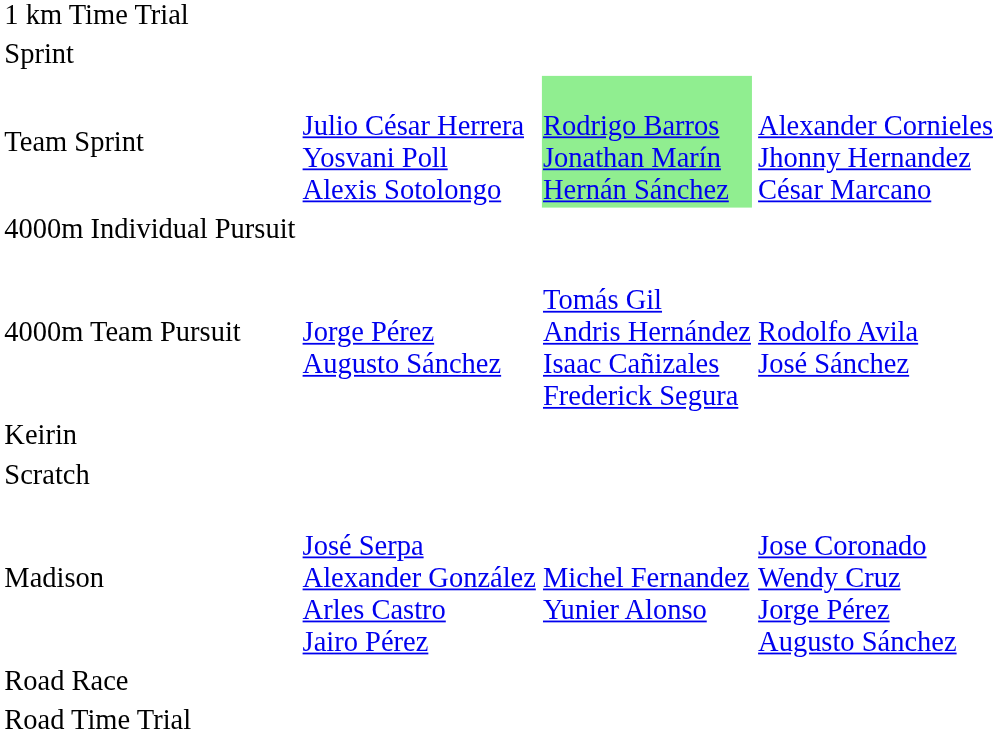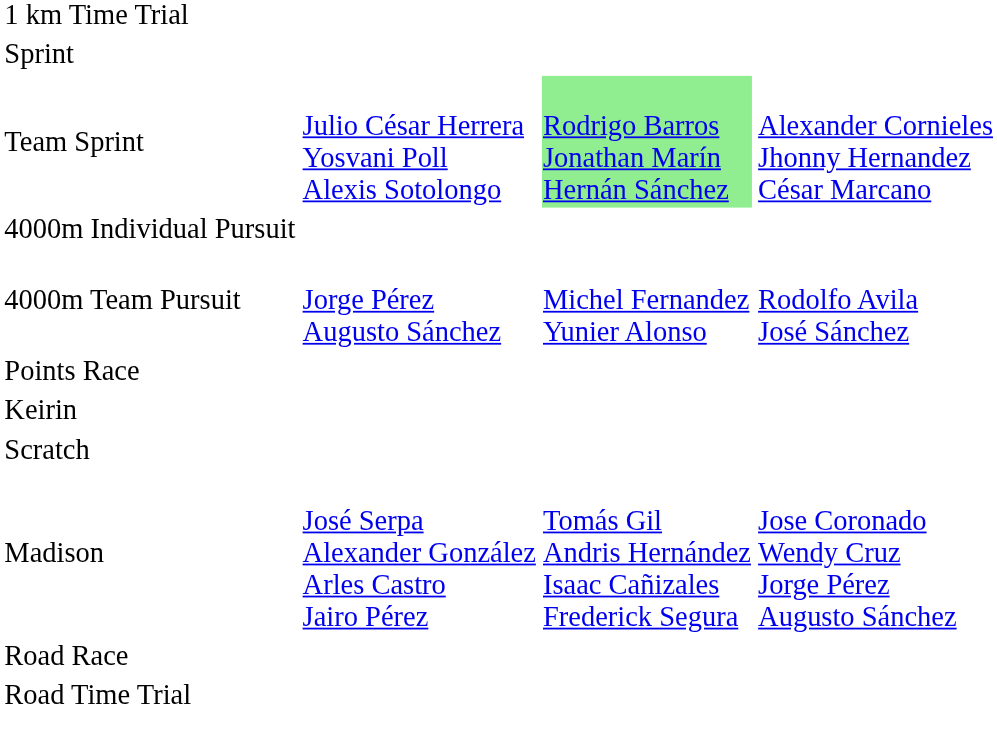(647, 347) Tomás Gil Andris Hernández Isaac Cañizales Frederick Segura -> (646, 315) Michel Fernandez Yunier Alonso
+ row: (72, 370)
(646, 593) Michel Fernandez Yunier Alonso -> (647, 568) Tomás Gil Andris Hernández Isaac Cañizales Frederick Segura
